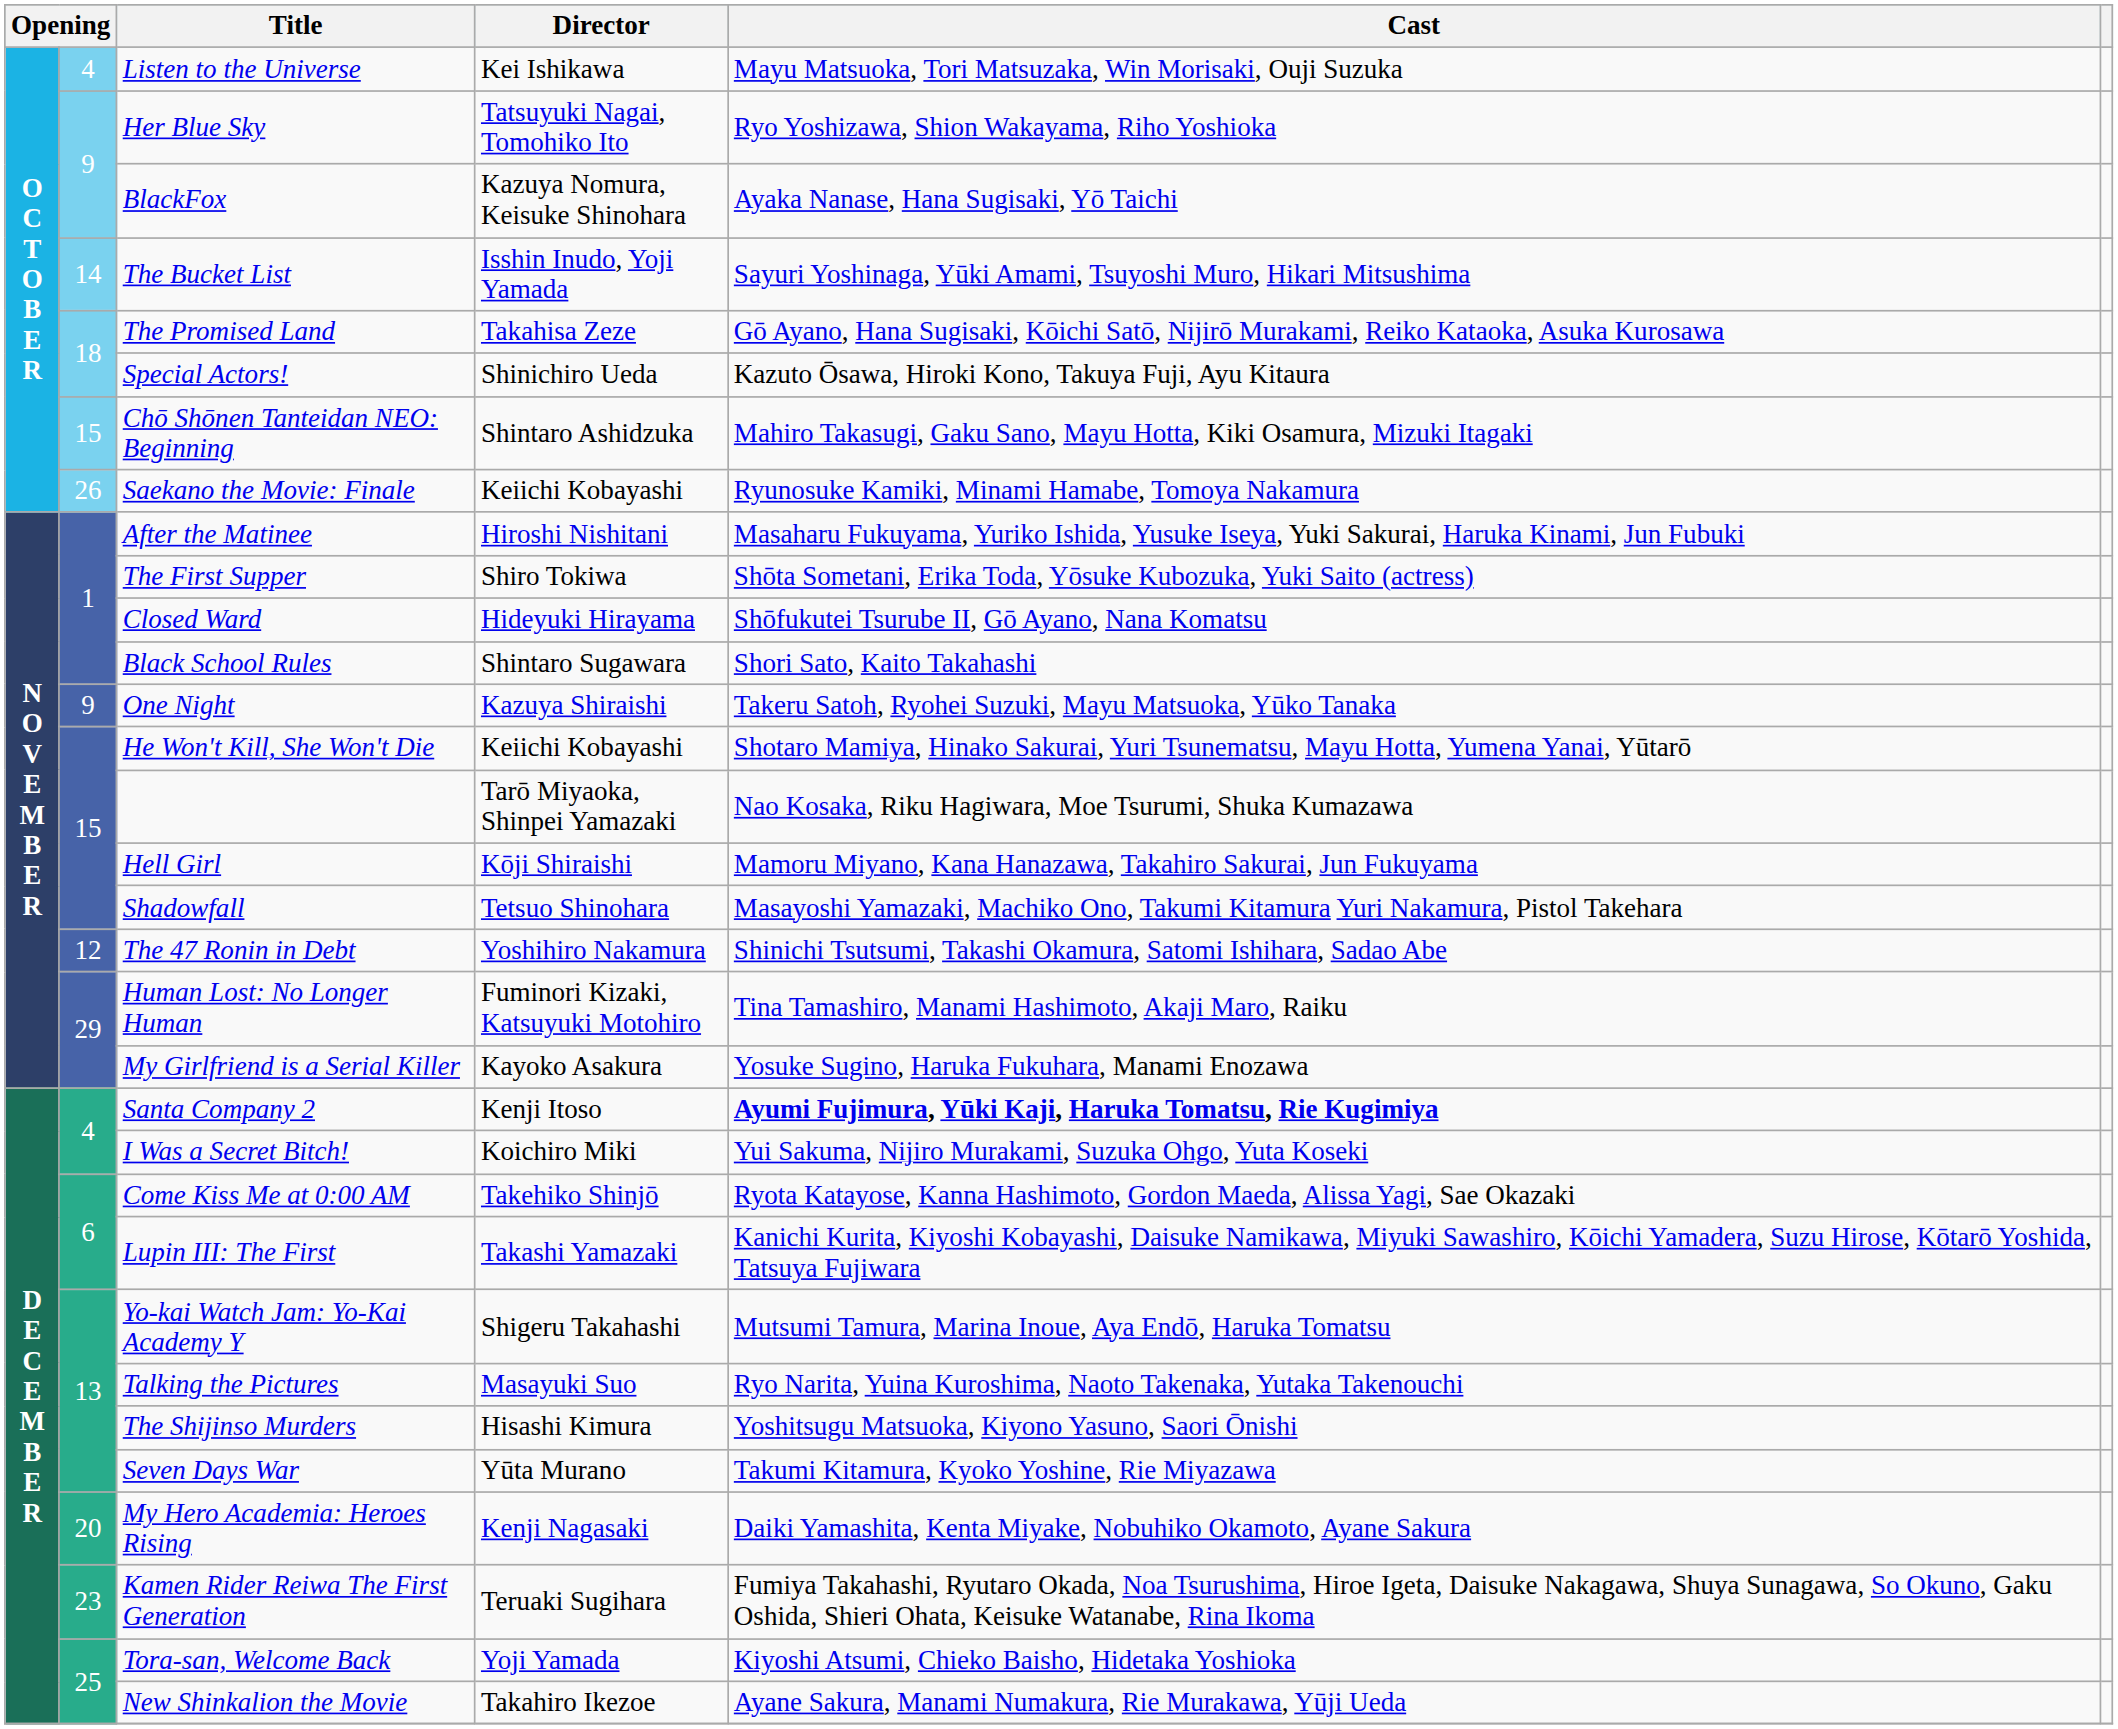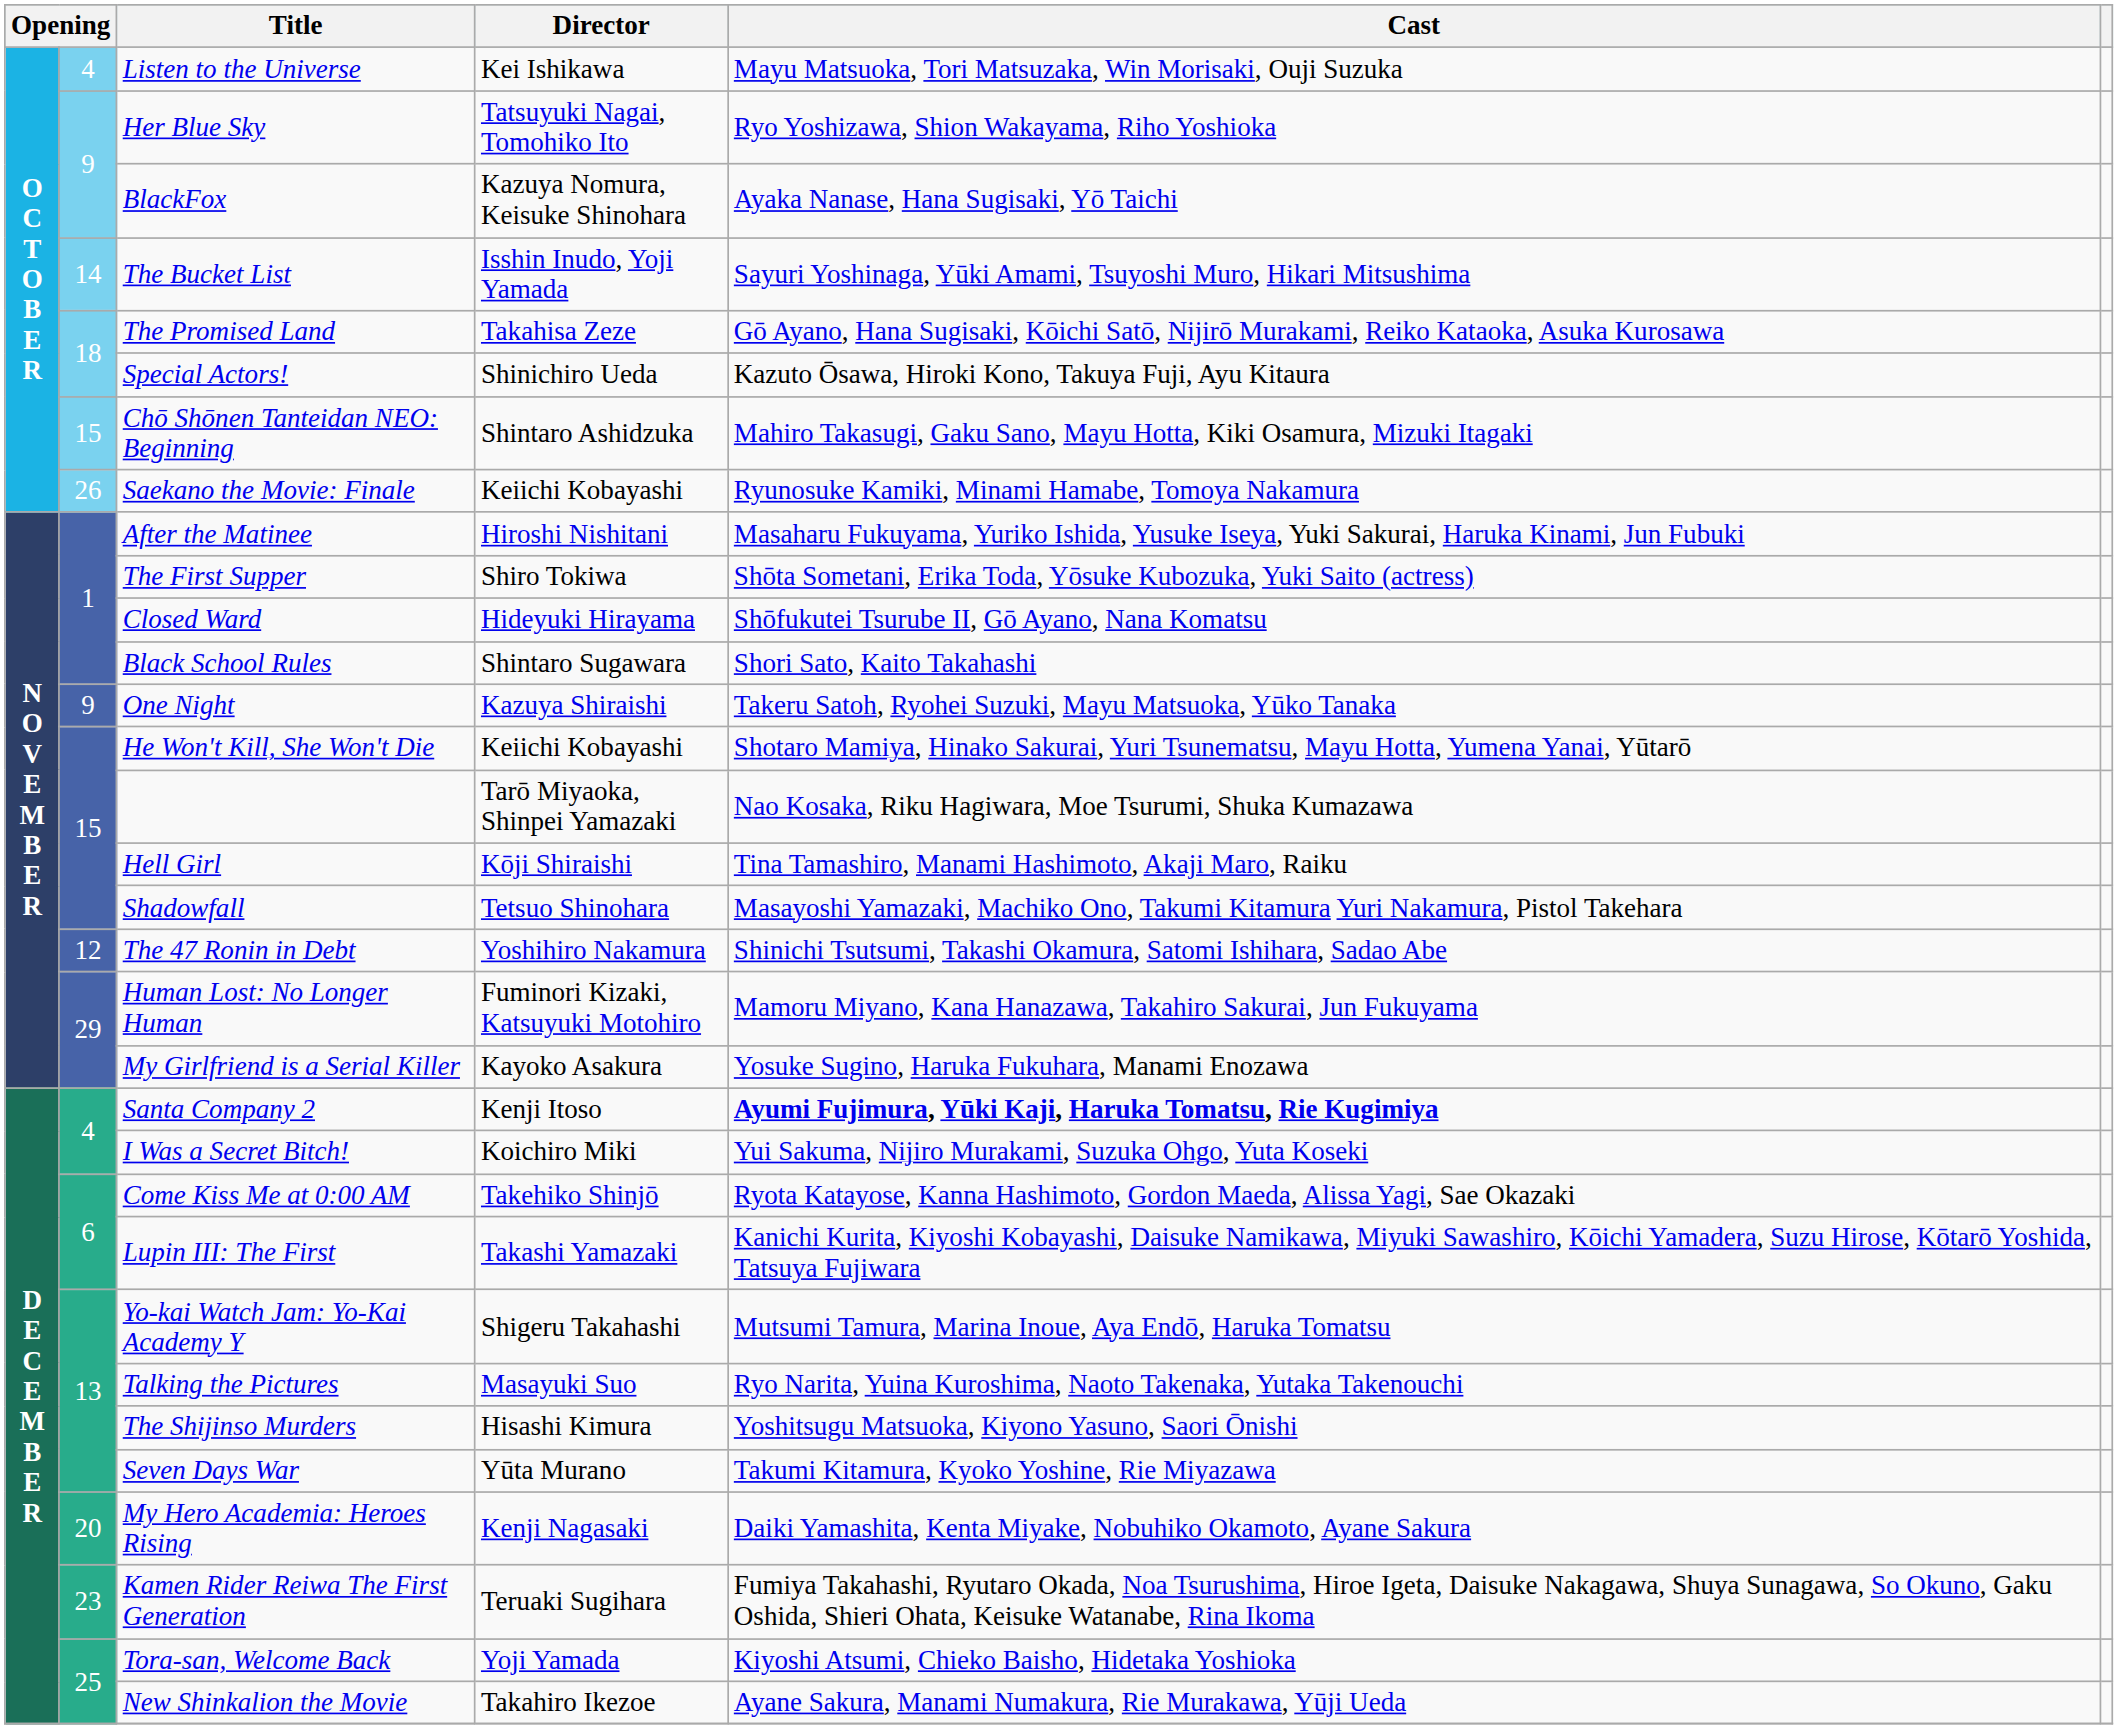(1106, 864) Mamoru Miyano, Kana Hanazawa, Takahiro Sakurai, Jun Fukuyama -> (1040, 864) Tina Tamashiro, Manami Hashimoto, Akaji Maro, Raiku
(1040, 1008) Tina Tamashiro, Manami Hashimoto, Akaji Maro, Raiku -> (1106, 1008) Mamoru Miyano, Kana Hanazawa, Takahiro Sakurai, Jun Fukuyama
